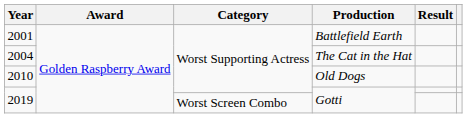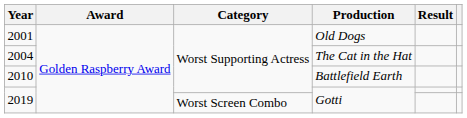(359, 35) Battlefield Earth -> (340, 35) Old Dogs
(340, 76) Old Dogs -> (359, 76) Battlefield Earth
